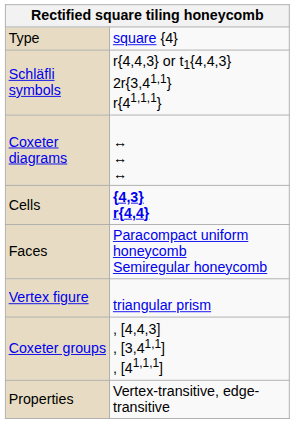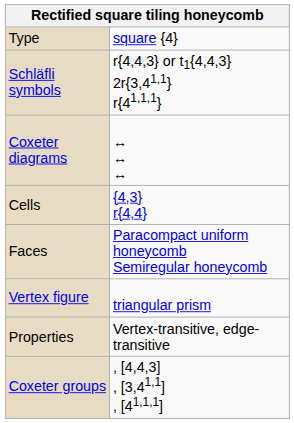(131, 205) bold -> (130, 205) normal
rows swapped: (57, 348) <-> (41, 399)
